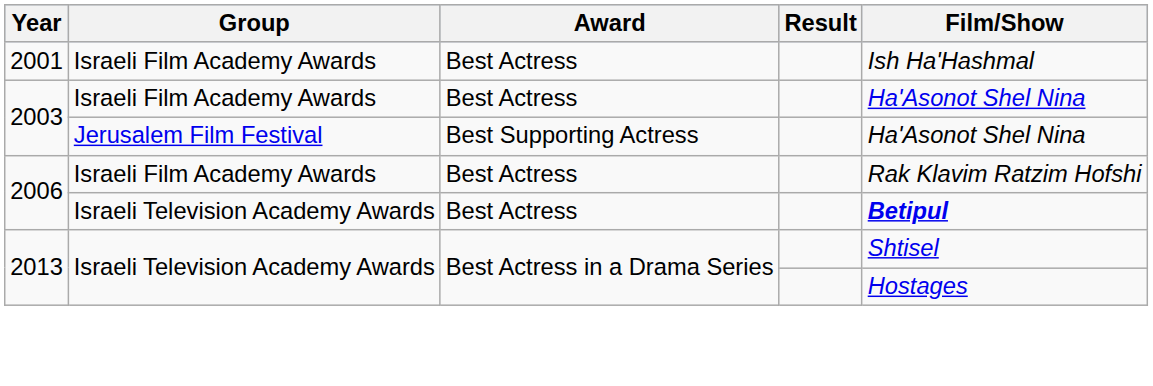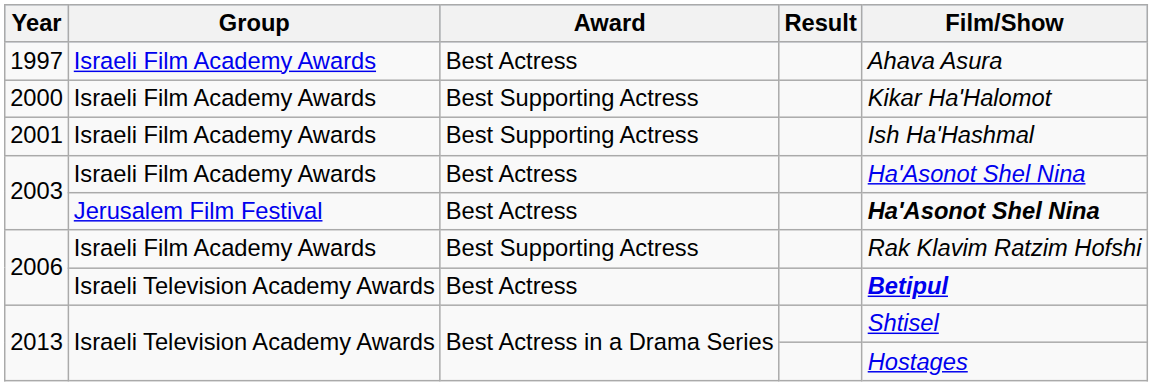+ row: (37, 60)
+ row: (37, 98)
(512, 60) Best Actress -> (572, 135) Best Supporting Actress
(572, 135) Best Supporting Actress -> (512, 211) Best Actress
(977, 135) normal -> (984, 211) bold
(512, 173) Best Actress -> (572, 248) Best Supporting Actress
